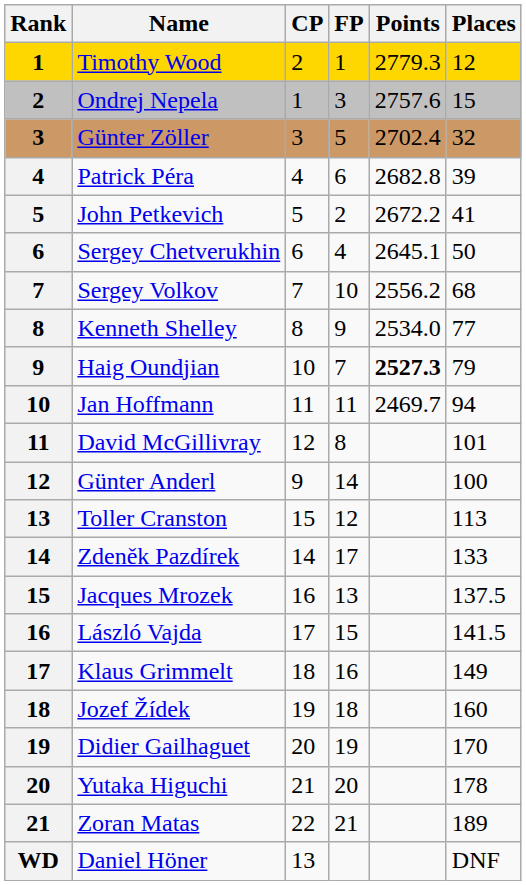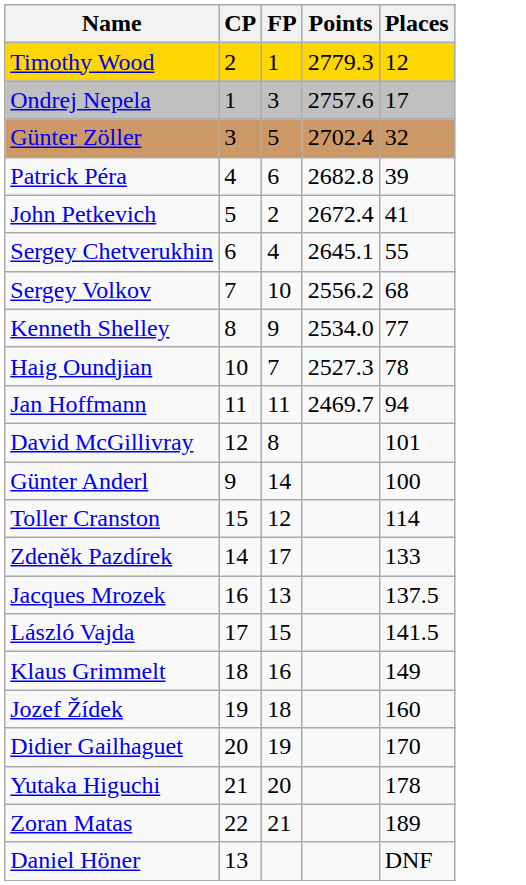- column: (38, 23)
(464, 99) 15 -> (397, 99) 17
(408, 213) 2672.2 -> (341, 213) 2672.4
(464, 251) 50 -> (397, 251) 55
(408, 366) bold -> (341, 366) normal
(464, 366) 79 -> (397, 366) 78
(469, 518) 113 -> (402, 518) 114
